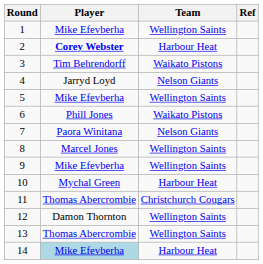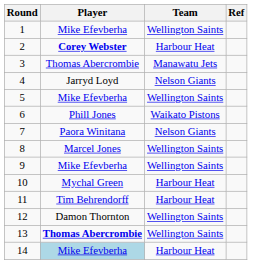(89, 64) Tim Behrendorff -> (92, 64) Thomas Abercrombie
(188, 64) Waikato Pistons -> (185, 64) Manawatu Jets
(89, 200) Thomas Abercrombie -> (92, 200) Tim Behrendorff
(188, 200) Christchurch Cougars -> (185, 200) Harbour Heat
(89, 234) normal -> (92, 234) bold
